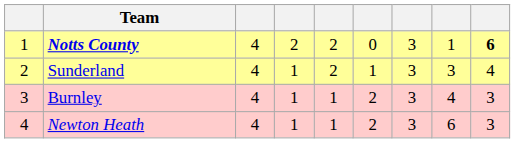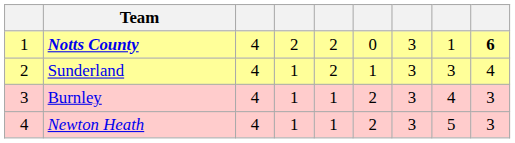(451, 124) 6 -> (451, 124) 5
